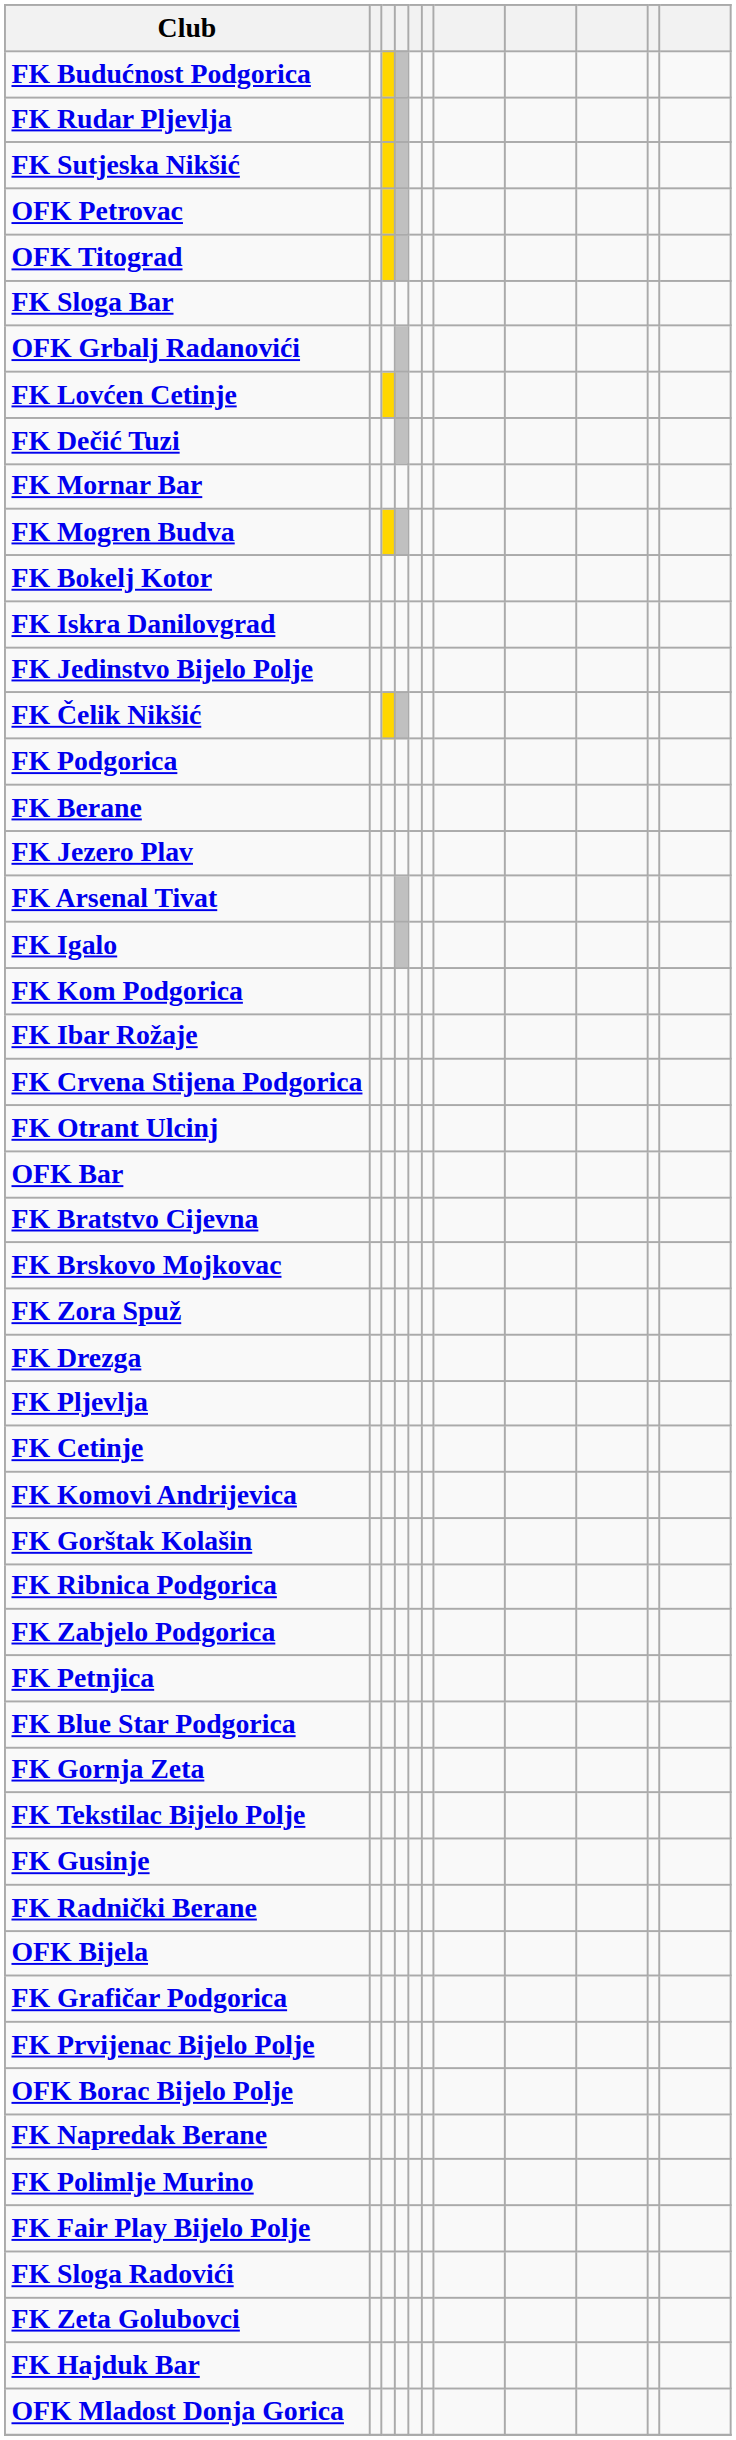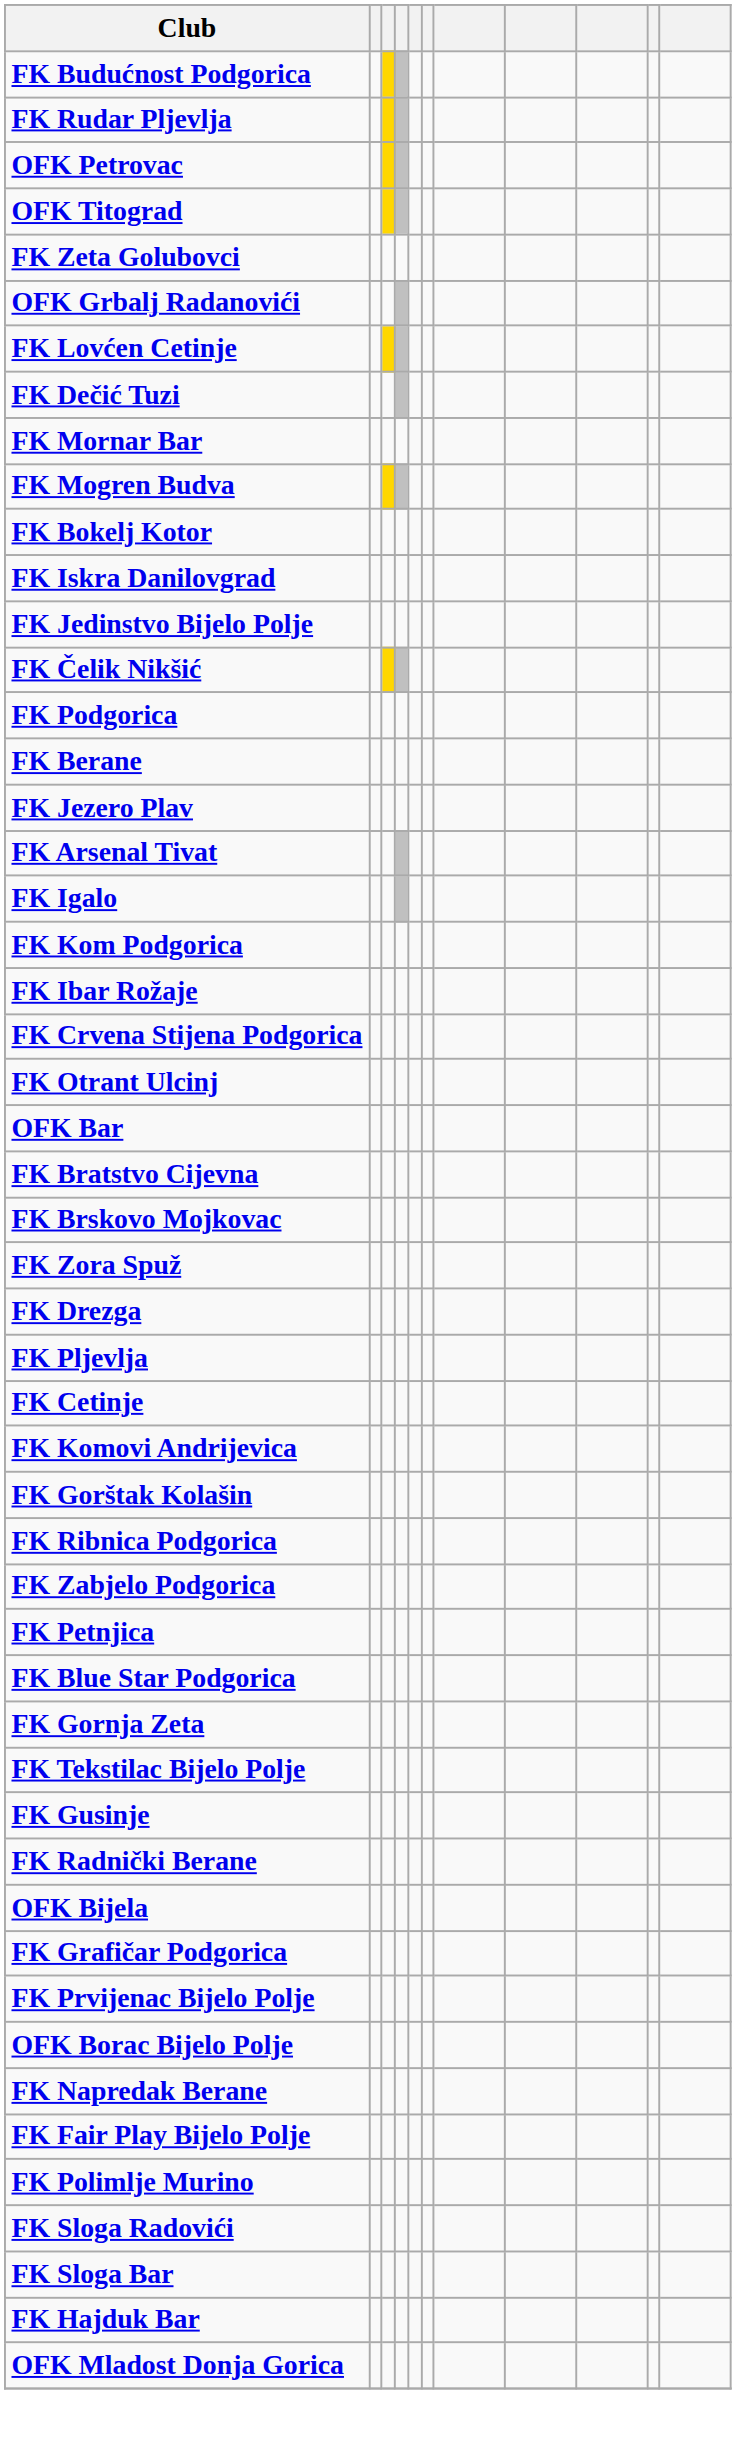- row: (126, 165)
rows swapped: (126, 2319) <-> (92, 302)
rows swapped: (161, 2228) <-> (133, 2182)
